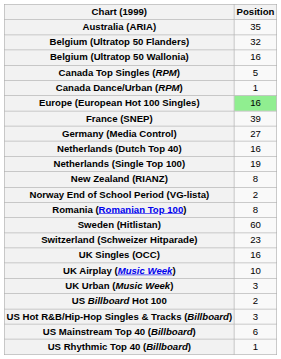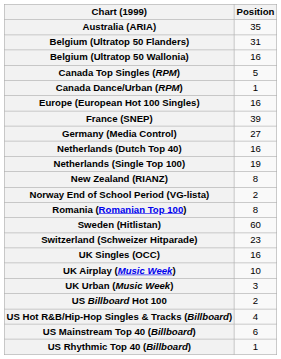(255, 42) 32 -> (255, 42) 31
(255, 103) lightgreen background -> (255, 103) no background
(255, 316) 3 -> (255, 316) 4
